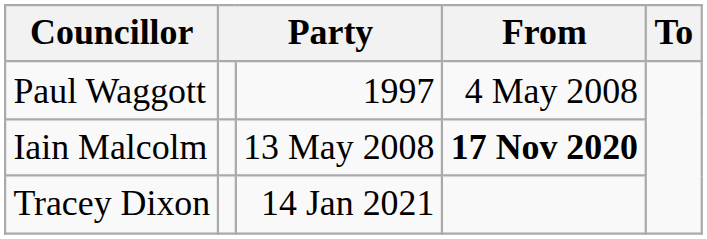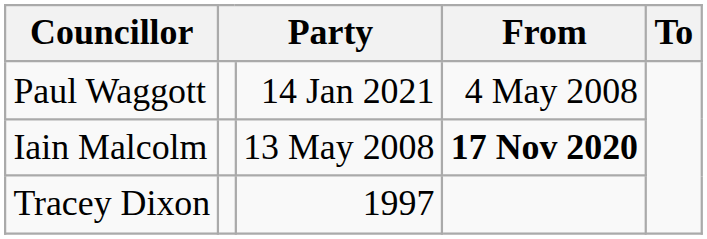(398, 89) 1997 -> (348, 89) 14 Jan 2021
(348, 203) 14 Jan 2021 -> (398, 203) 1997
